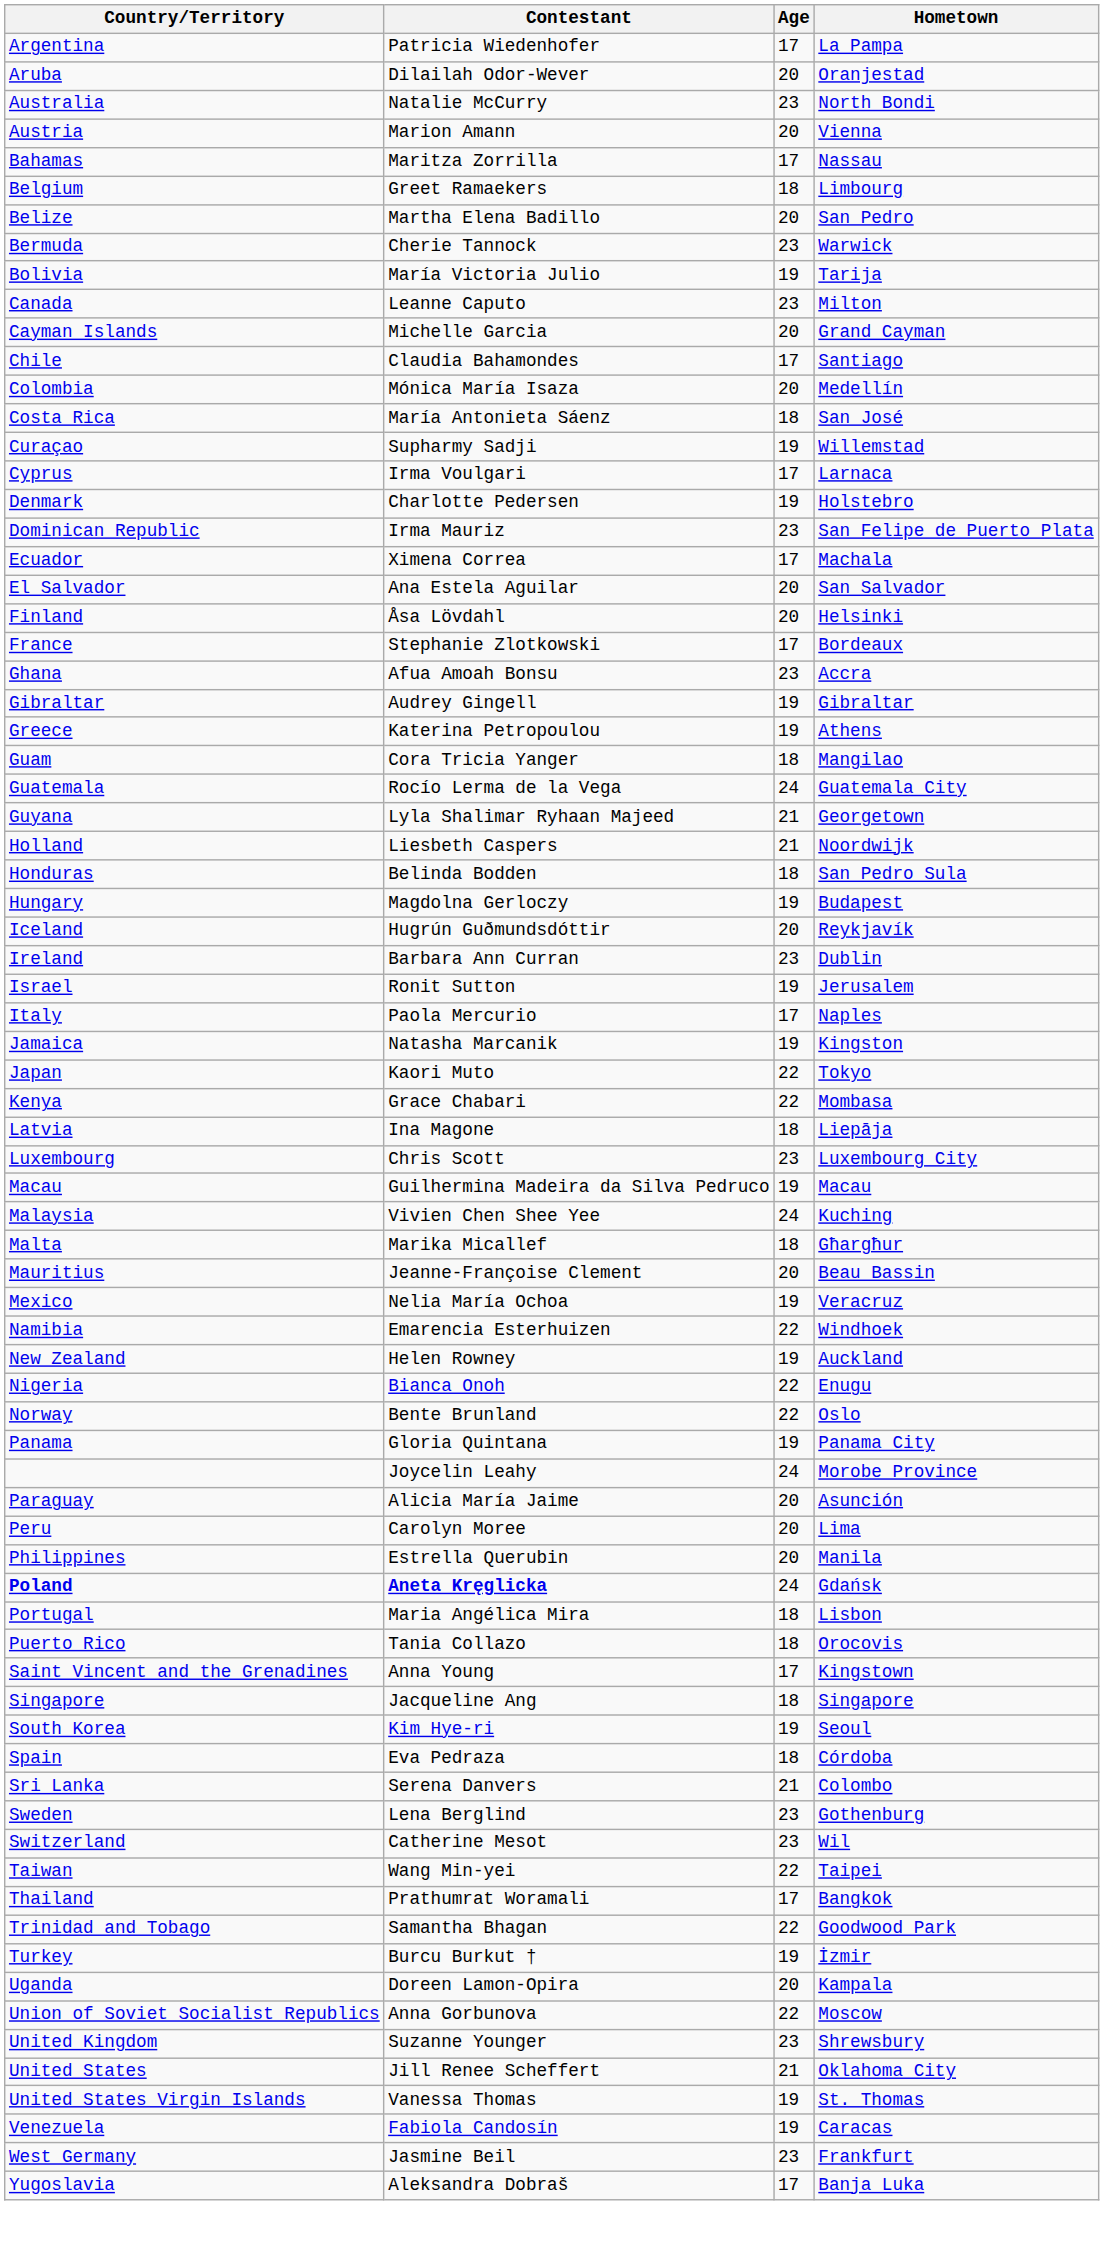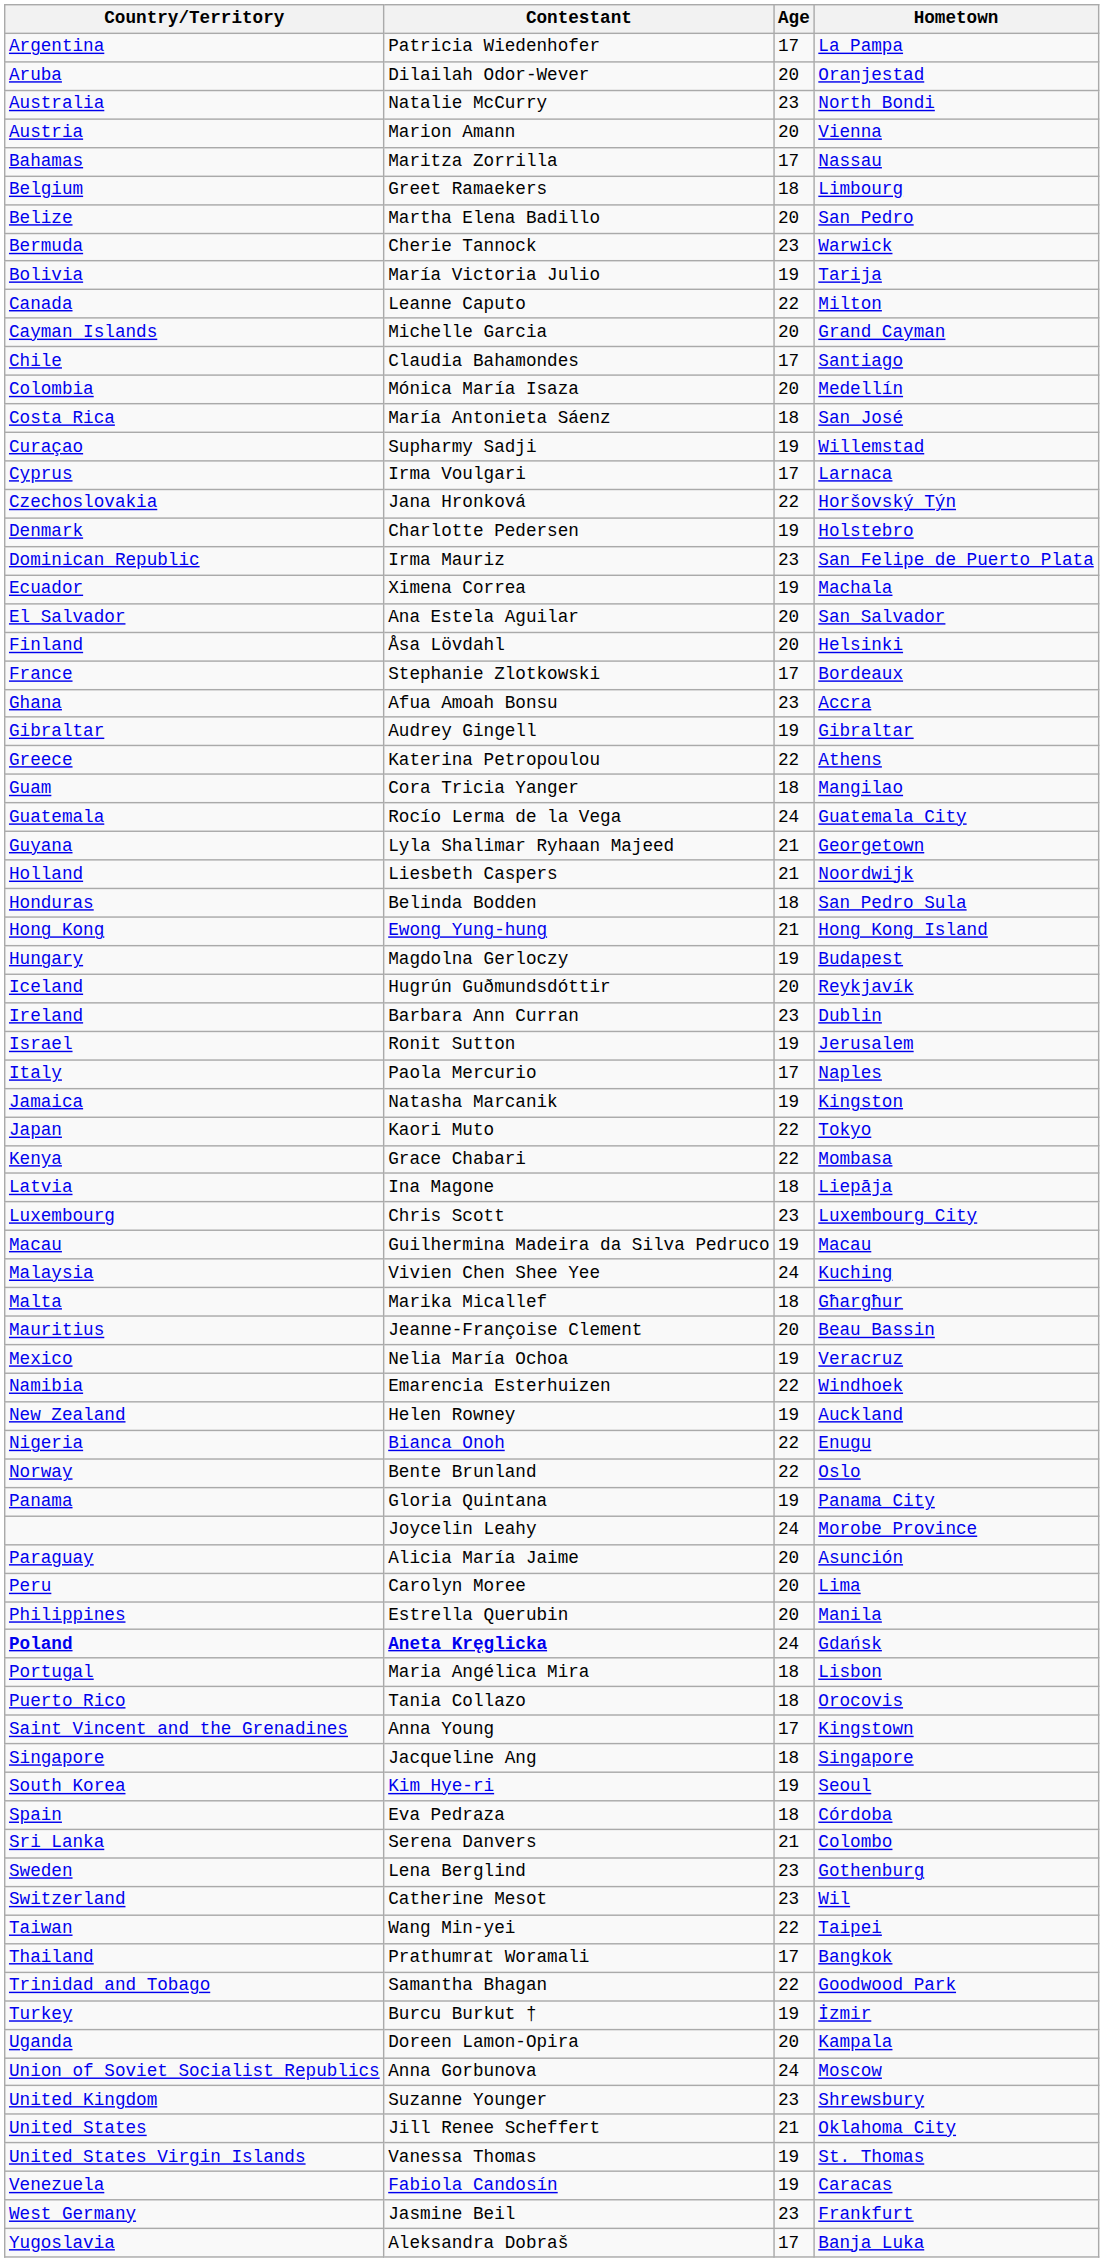(789, 304) 23 -> (789, 304) 22
+ row: (83, 504)
(789, 561) 17 -> (789, 590) 19
(789, 732) 19 -> (789, 761) 22
+ row: (57, 932)
(789, 2015) 22 -> (789, 2072) 24
